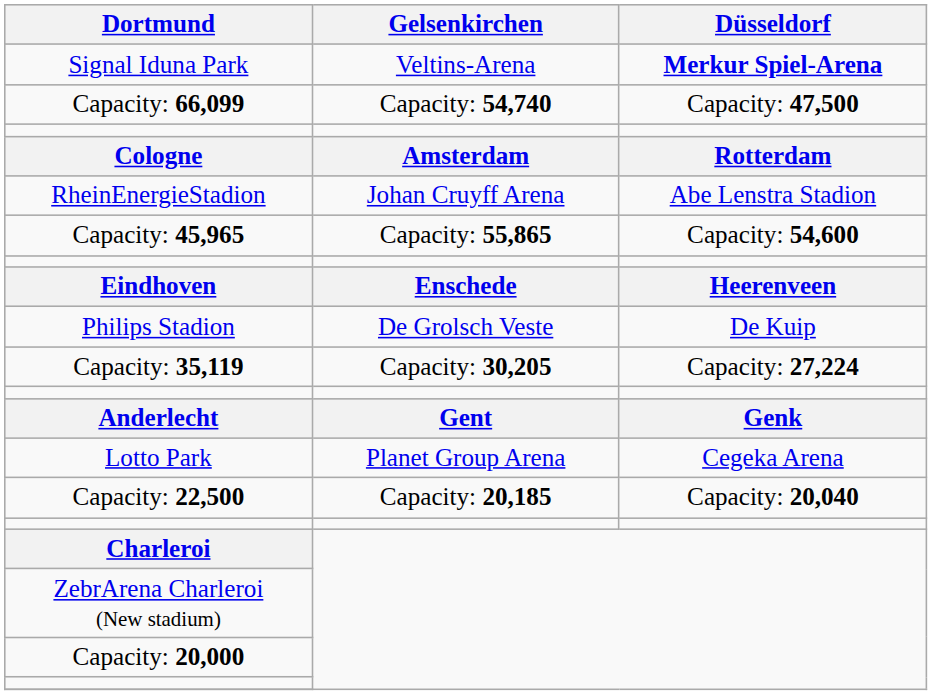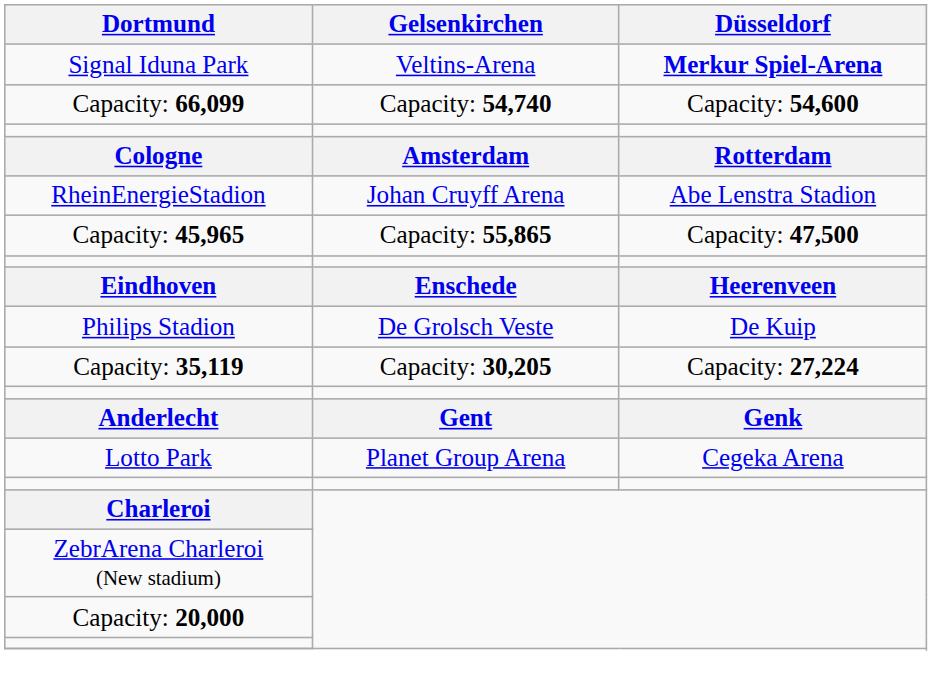(773, 104) Capacity: 47,500 -> (773, 104) Capacity: 54,600
(773, 235) Capacity: 54,600 -> (773, 235) Capacity: 47,500
- row: (158, 497)
